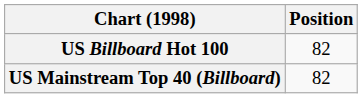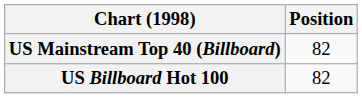rows swapped: (145, 48) <-> (145, 78)
